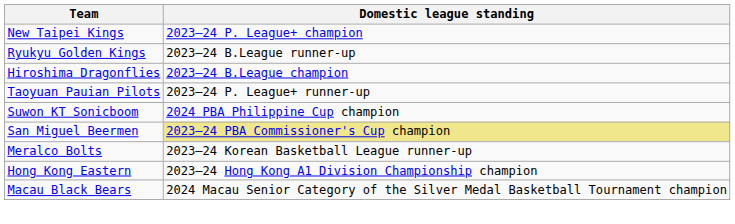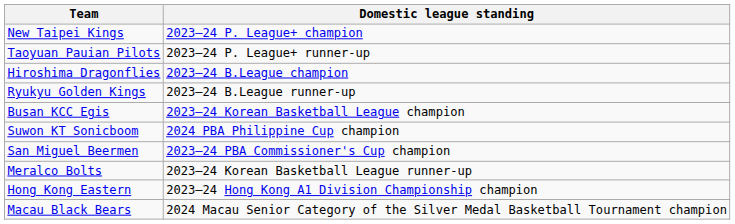rows swapped: (84, 93) <-> (77, 54)
+ row: (58, 112)
(308, 132) khaki background -> (308, 151) no background
